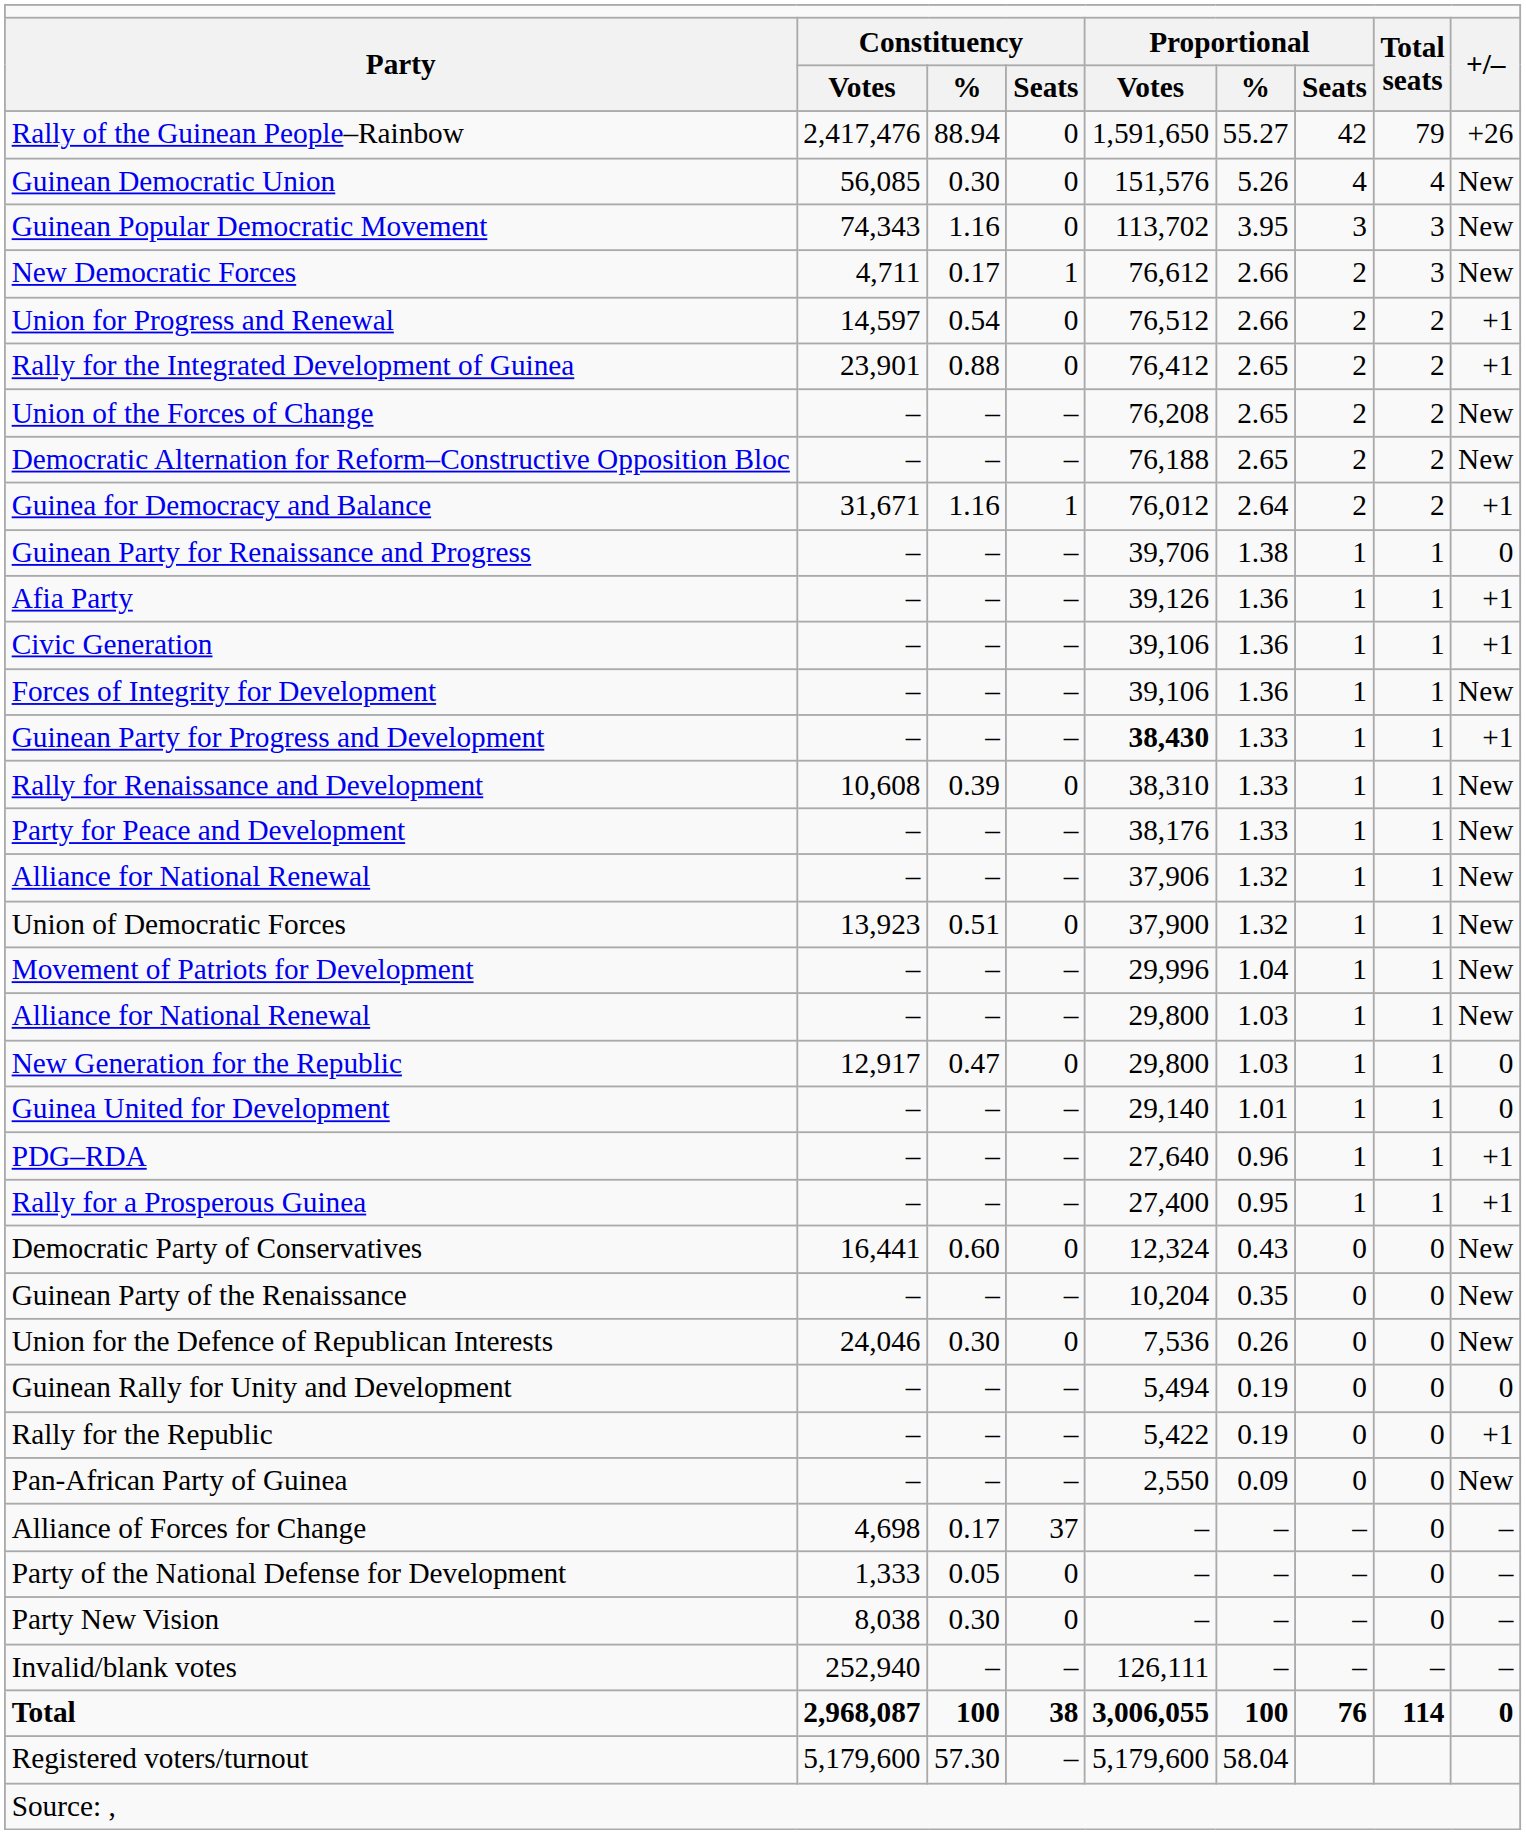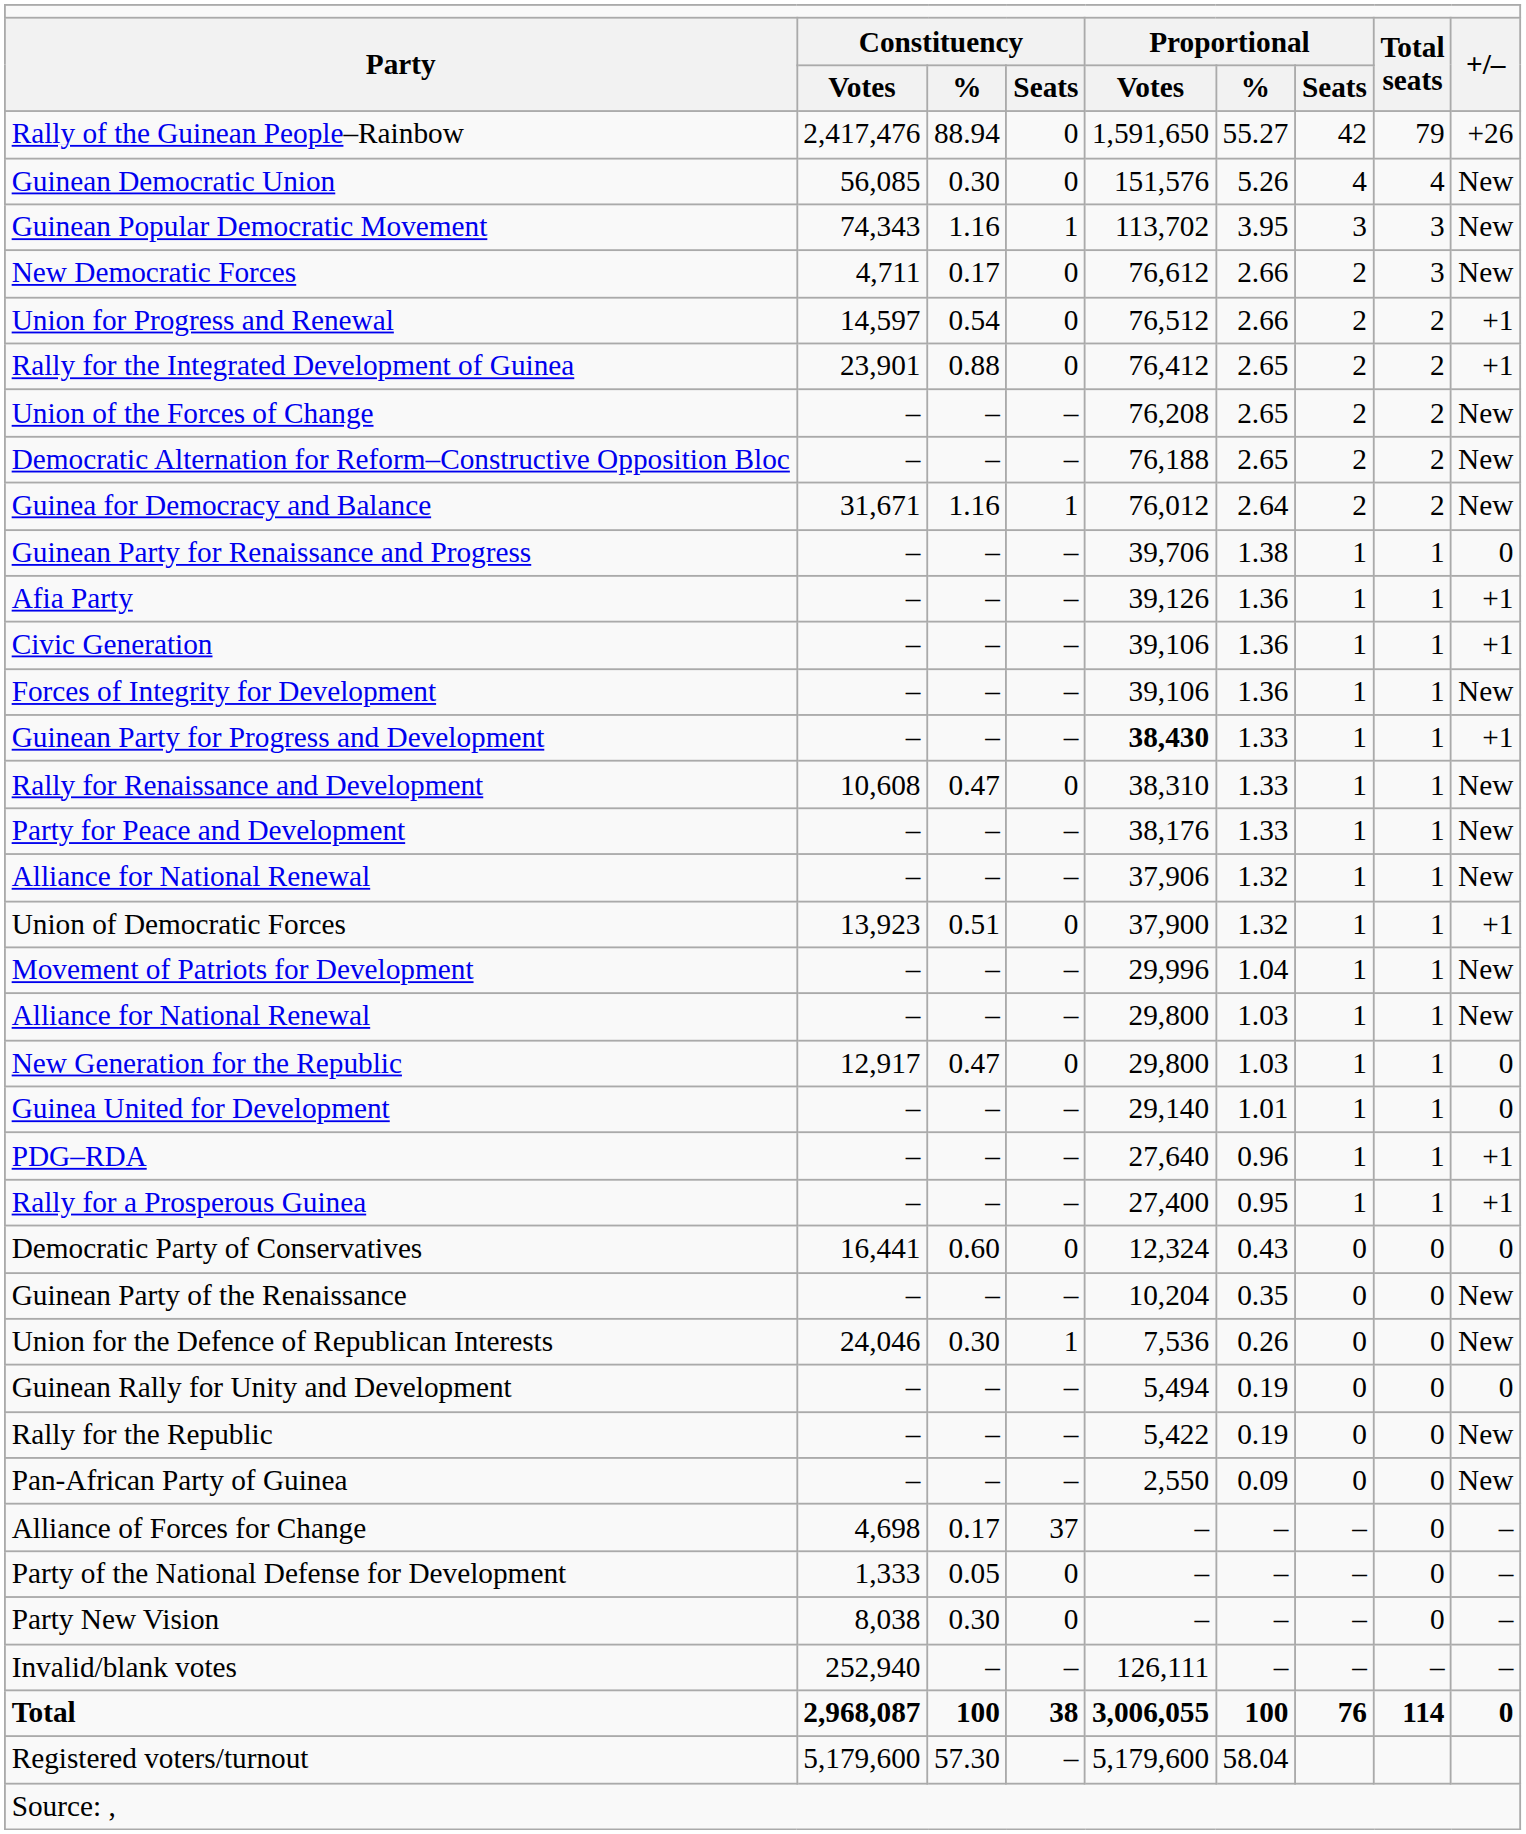(1071, 226) 0 -> (1071, 226) 1
(1071, 273) 1 -> (1071, 273) 0
(1498, 505) +1 -> (1486, 505) New
(974, 784) 0.39 -> (974, 784) 0.47
(1486, 923) New -> (1498, 923) +1
(1486, 1248) New -> (1506, 1248) 0
(1071, 1341) 0 -> (1071, 1341) 1
(1498, 1434) +1 -> (1486, 1434) New
